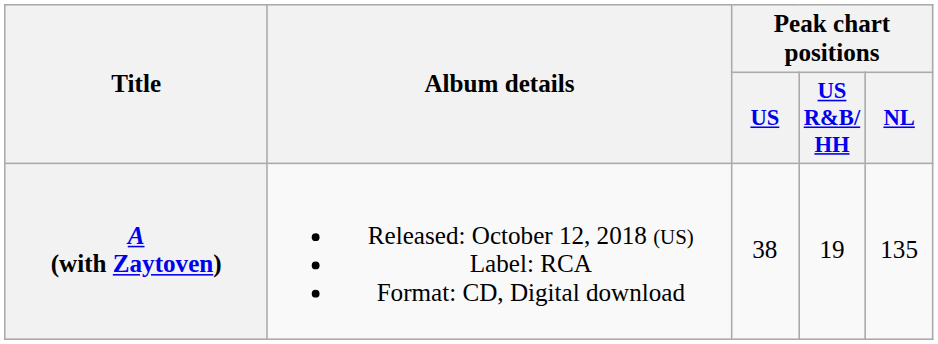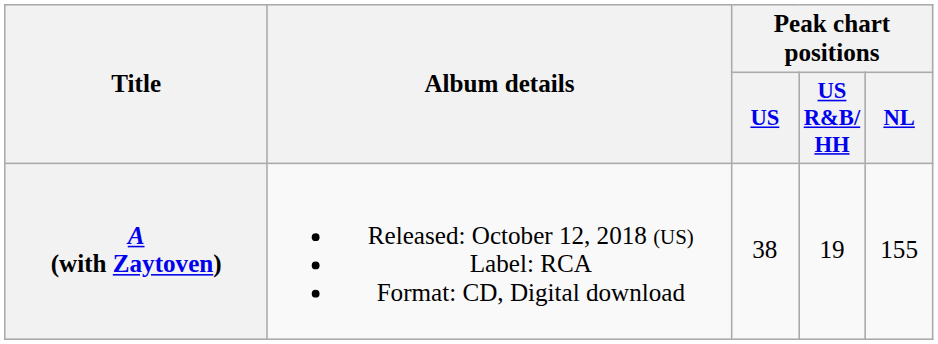(899, 250) 135 -> (899, 250) 155
